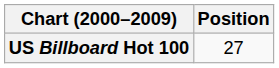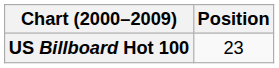(234, 47) 27 -> (234, 47) 23
